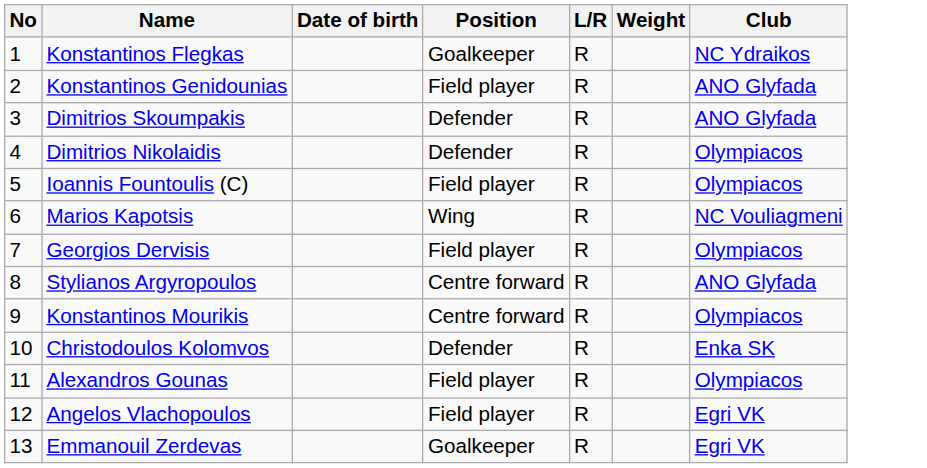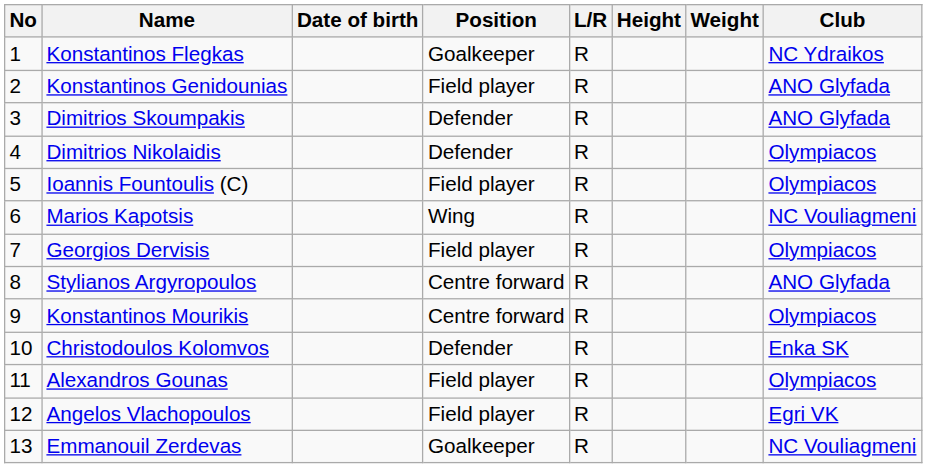+ column: (649, 20)
(730, 446) Egri VK -> (842, 446) NC Vouliagmeni
